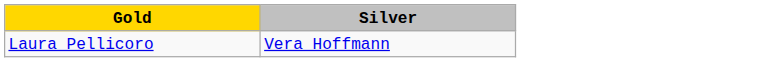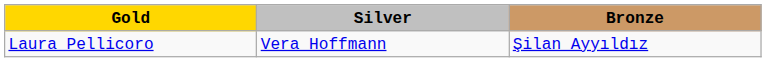+ column: (635, 18)
